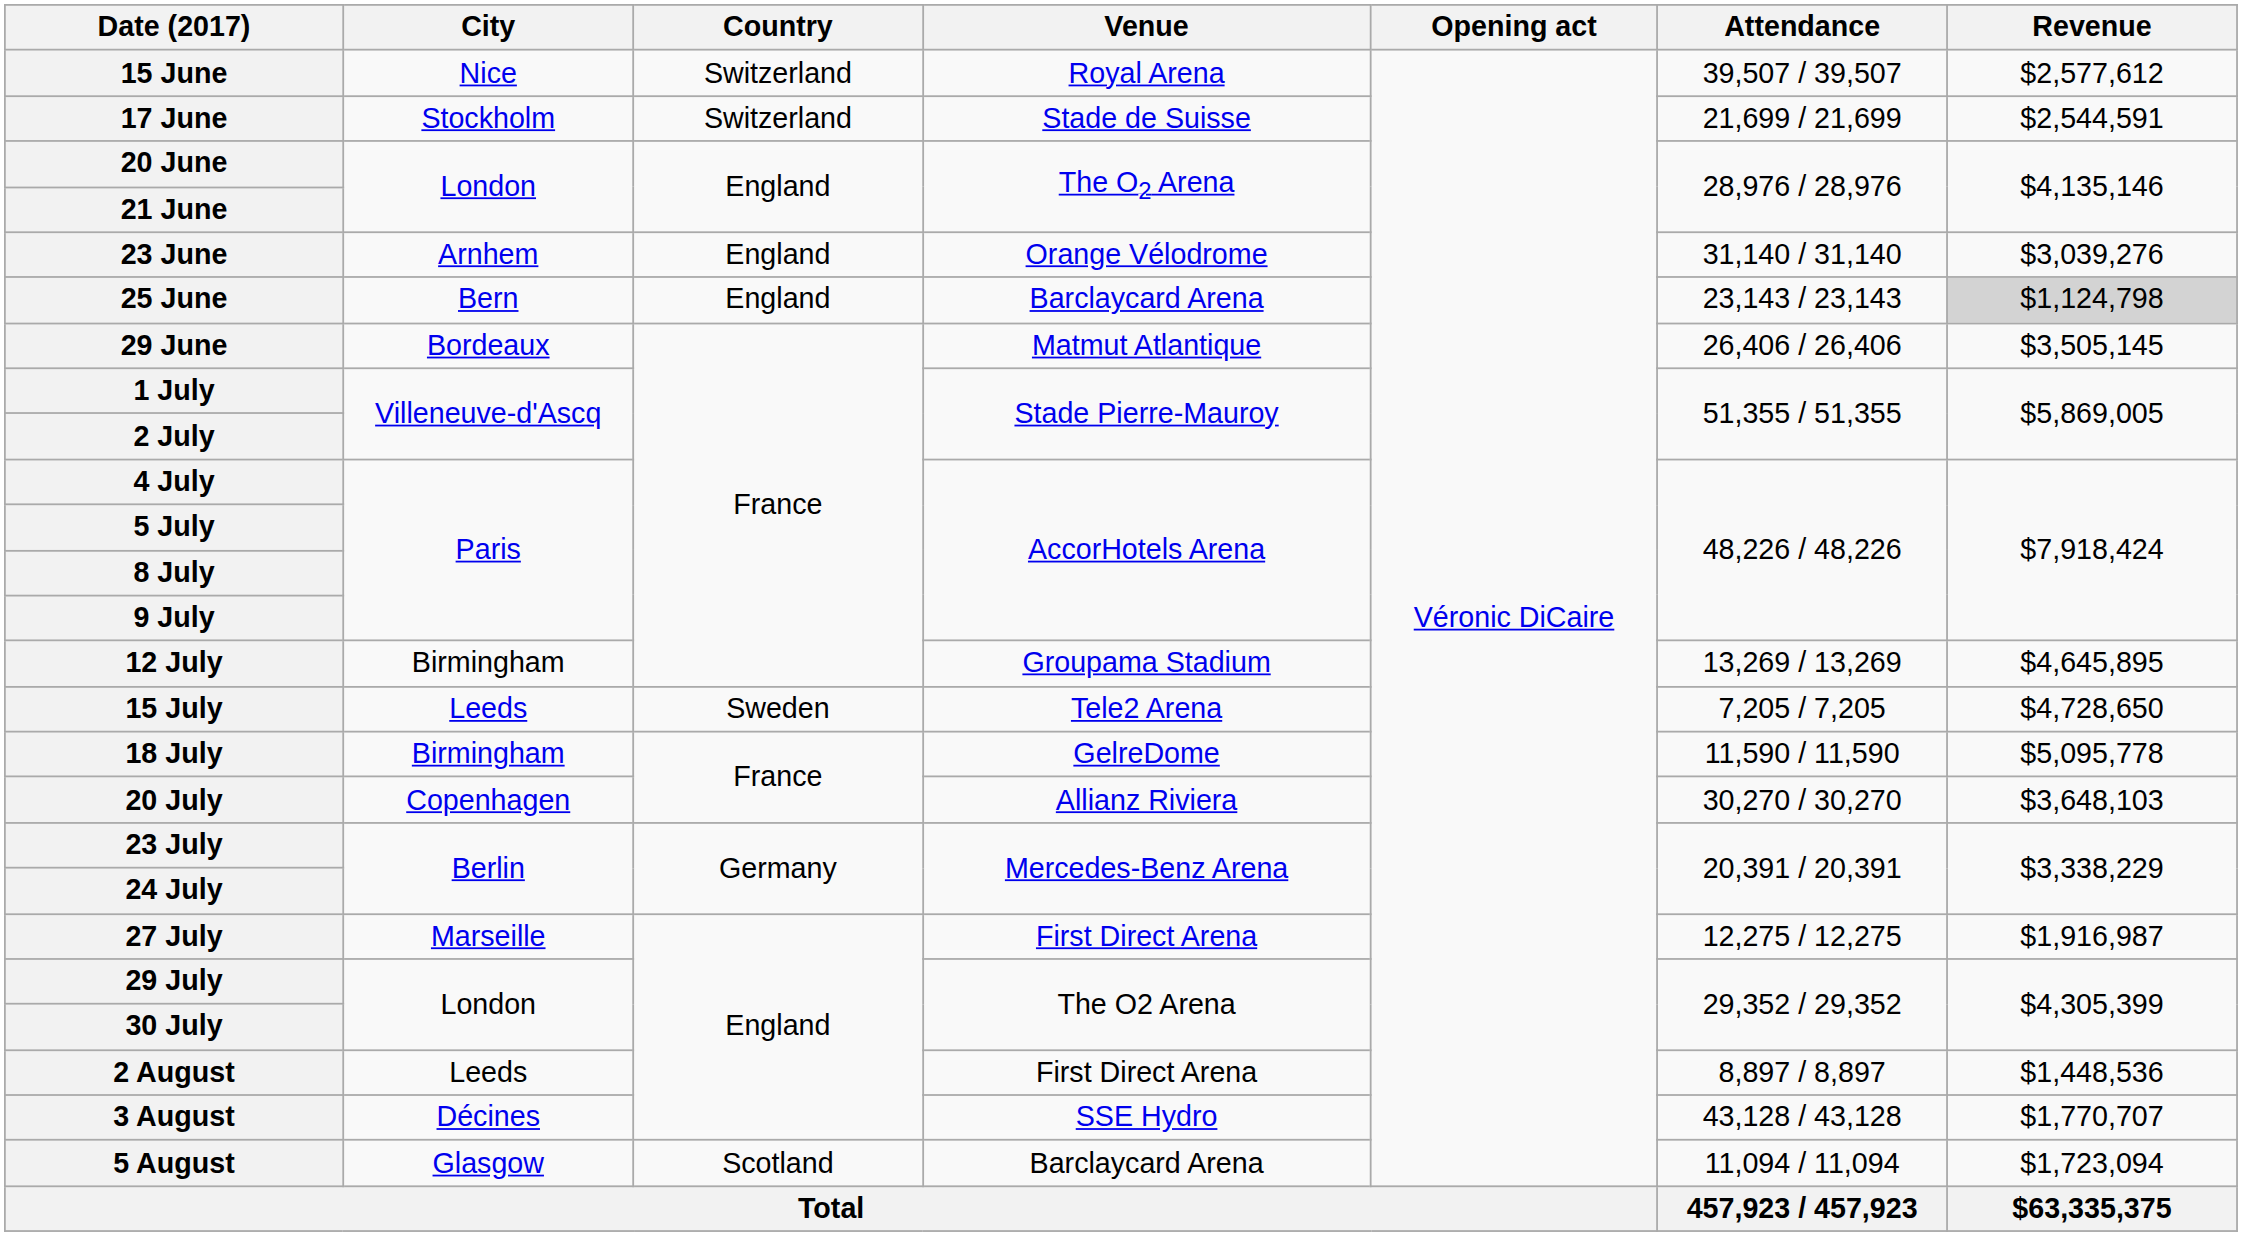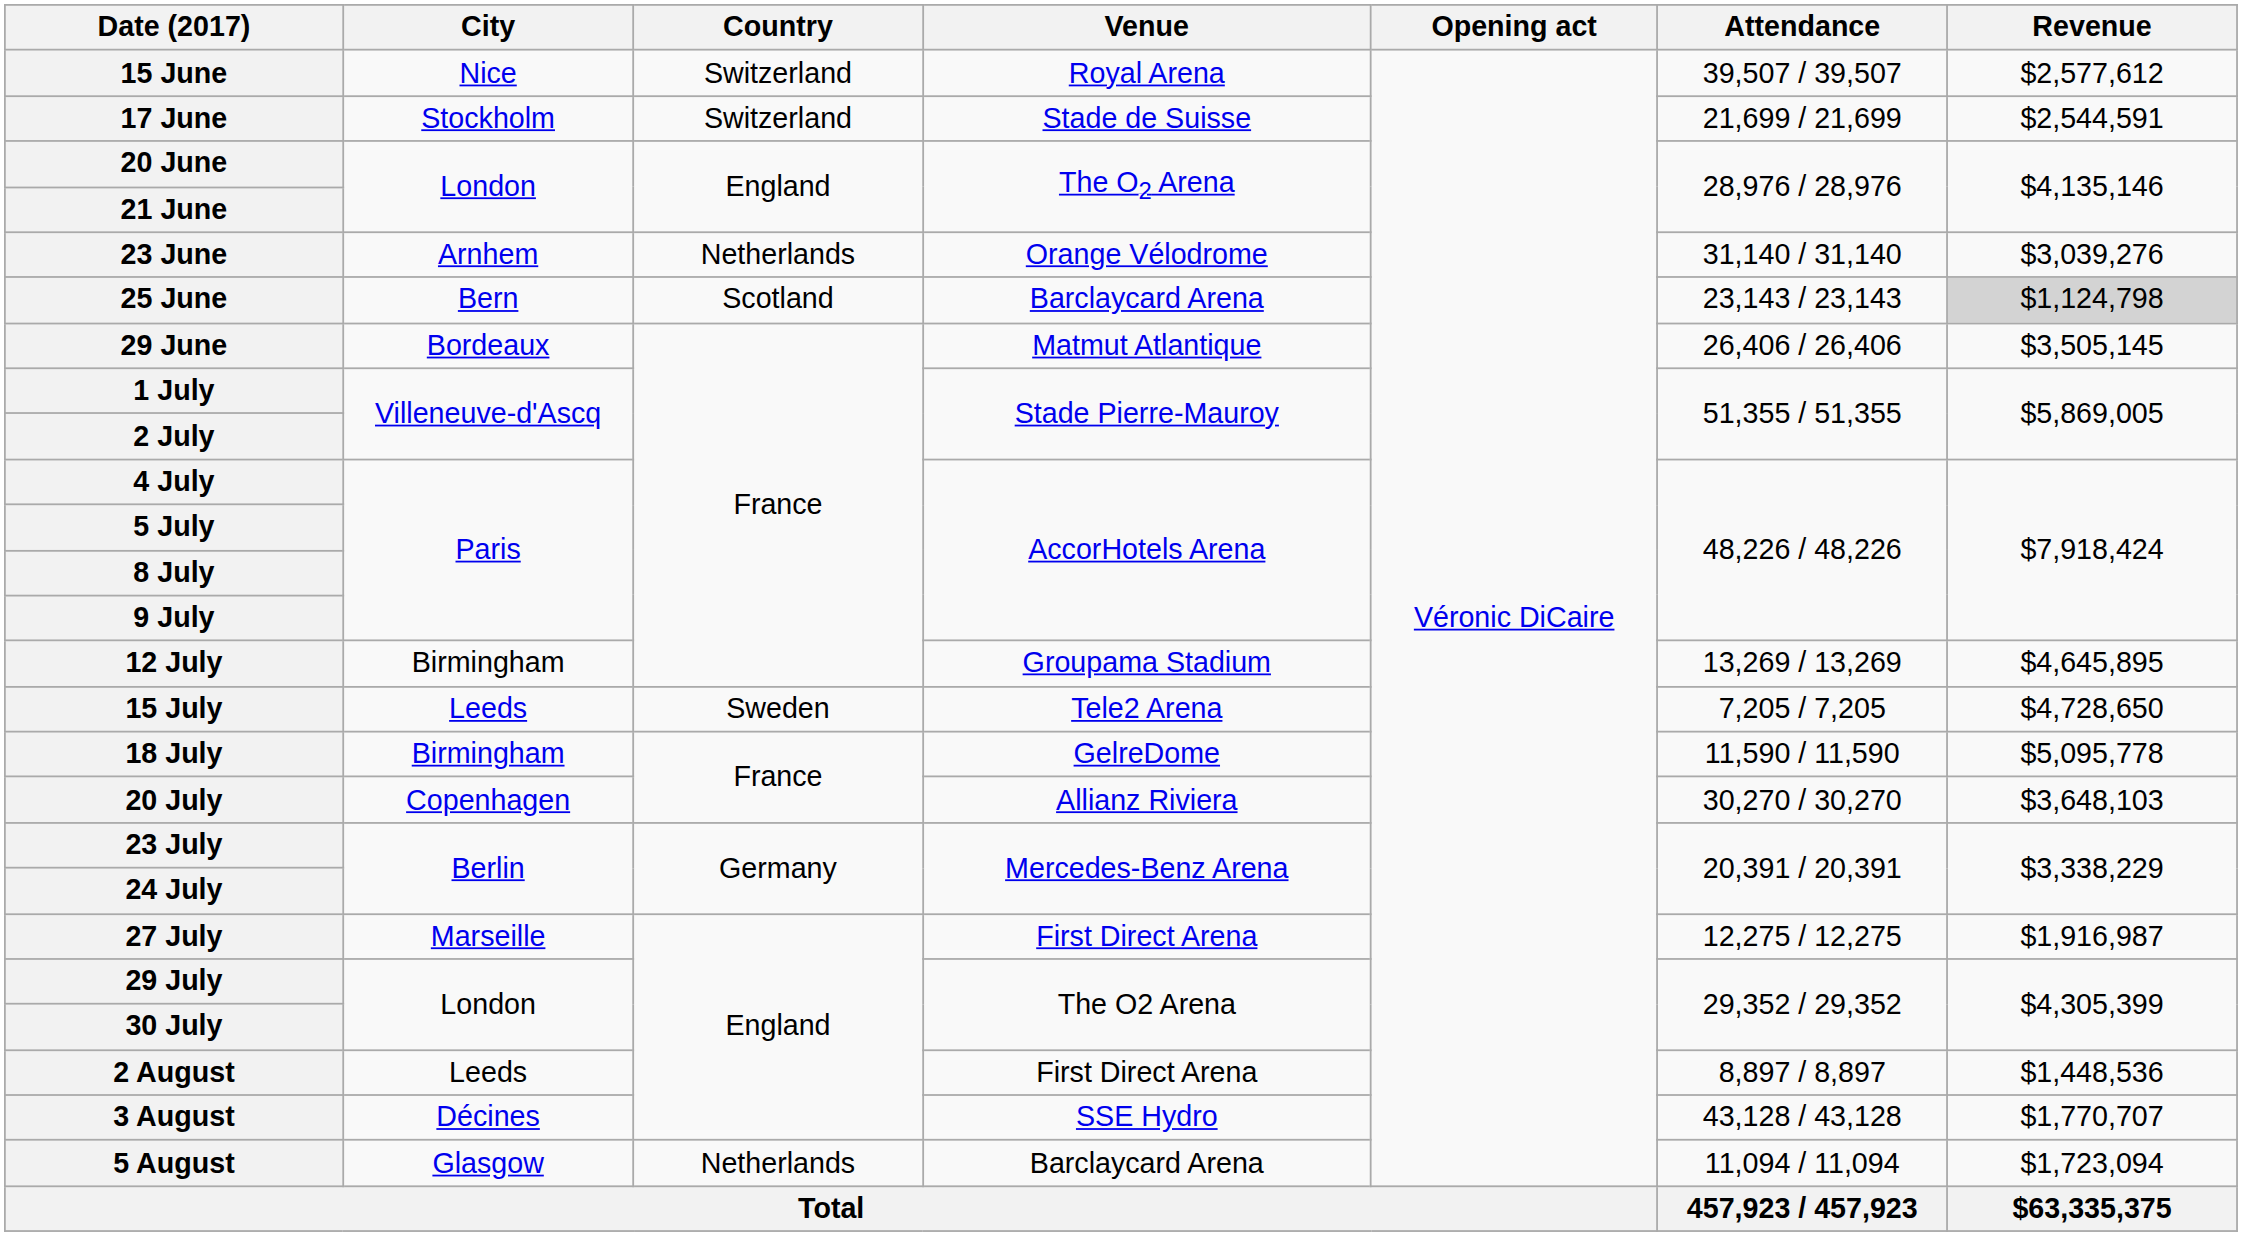(778, 254) England -> (778, 254) Netherlands
(778, 299) England -> (778, 299) Scotland
(778, 1162) Scotland -> (778, 1162) Netherlands
